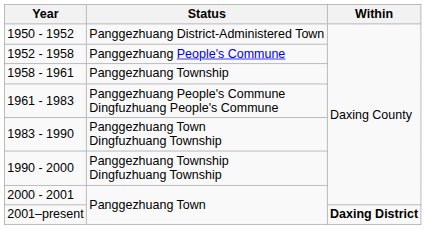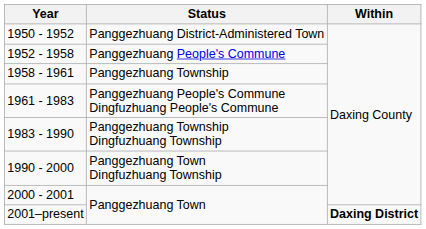(155, 134) Panggezhuang Town Dingfuzhuang Township -> (159, 134) Panggezhuang Township Dingfuzhuang Township
(159, 168) Panggezhuang Township Dingfuzhuang Township -> (155, 168) Panggezhuang Town Dingfuzhuang Township
